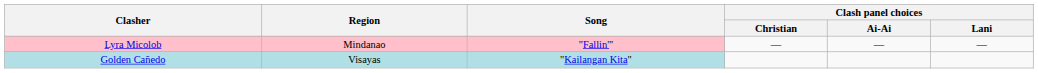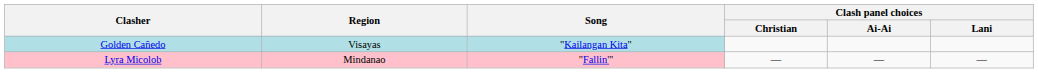rows swapped: (133, 44) <-> (133, 60)
